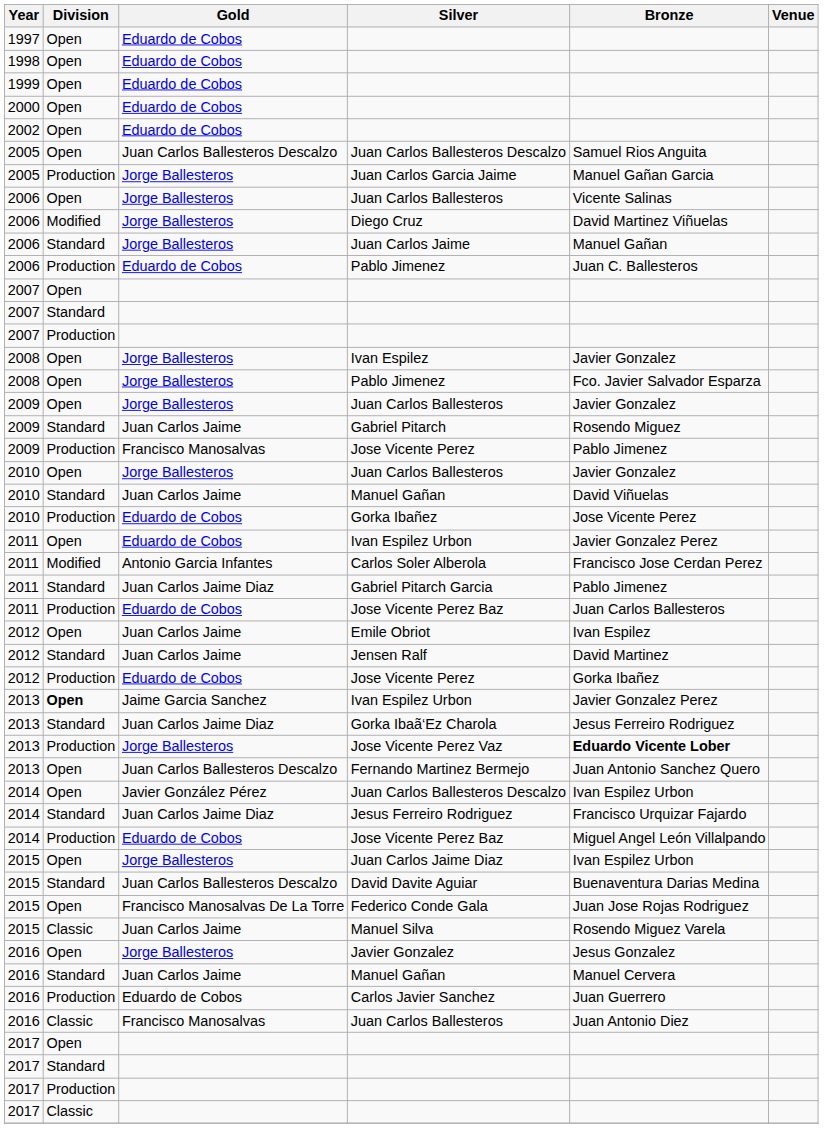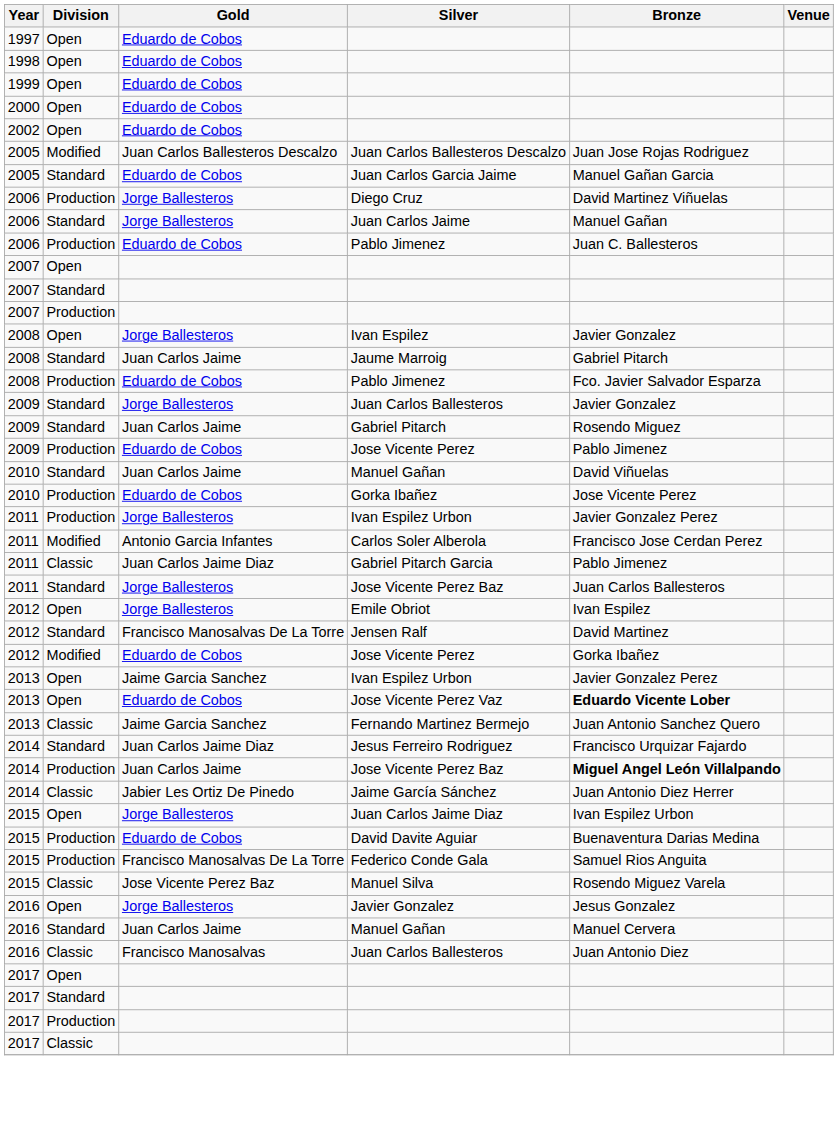(64, 152) Open -> (74, 152) Modified
(640, 152) Samuel Rios Anguita -> (661, 152) Juan Jose Rojas Rodriguez
(81, 175) Production -> (76, 175) Standard
(178, 175) Jorge Ballesteros -> (182, 175) Eduardo de Cobos
- row: (24, 198)
(74, 221) Modified -> (81, 198) Production
+ row: (24, 358)
(64, 381) Open -> (81, 381) Production
(178, 381) Jorge Ballesteros -> (182, 381) Eduardo de Cobos
(64, 404) Open -> (76, 404) Standard
(194, 449) Francisco Manosalvas -> (182, 449) Eduardo de Cobos
- row: (24, 472)
(64, 541) Open -> (81, 518) Production
(182, 541) Eduardo de Cobos -> (178, 518) Jorge Ballesteros
(76, 586) Standard -> (70, 564) Classic
(81, 609) Production -> (76, 586) Standard
(182, 609) Eduardo de Cobos -> (178, 586) Jorge Ballesteros
(182, 632) Juan Carlos Jaime -> (178, 609) Jorge Ballesteros
(182, 655) Juan Carlos Jaime -> (233, 632) Francisco Manosalvas De La Torre
(81, 678) Production -> (74, 655) Modified
(65, 701) bold -> (64, 678) normal
- row: (24, 723)
(81, 746) Production -> (64, 701) Open
(178, 746) Jorge Ballesteros -> (182, 701) Eduardo de Cobos
(64, 769) Open -> (70, 723) Classic
(230, 769) Juan Carlos Ballesteros Descalzo -> (194, 723) Jaime Garcia Sanchez
- row: (24, 792)
(182, 838) Eduardo de Cobos -> (182, 769) Juan Carlos Jaime
(669, 838) normal -> (677, 769) bold
+ row: (24, 792)
(76, 883) Standard -> (81, 838) Production
(230, 883) Juan Carlos Ballesteros Descalzo -> (182, 838) Eduardo de Cobos
(64, 906) Open -> (81, 860) Production
(661, 906) Juan Jose Rojas Rodriguez -> (640, 860) Samuel Rios Anguita
(182, 929) Juan Carlos Jaime -> (198, 883) Jose Vicente Perez Baz
- row: (24, 997)
